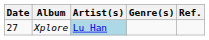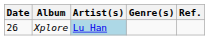(12, 28) 27 -> (12, 28) 26
